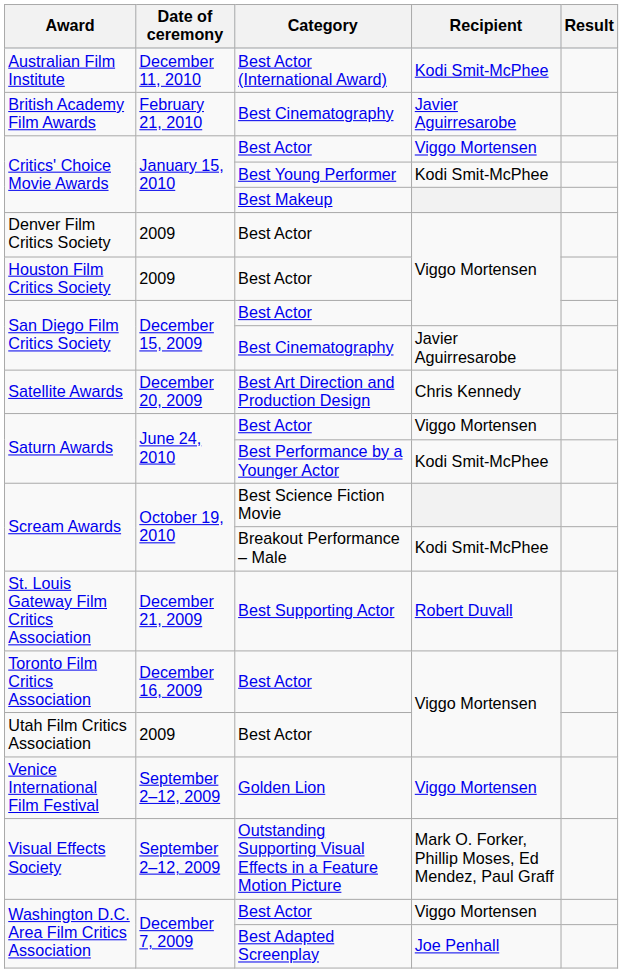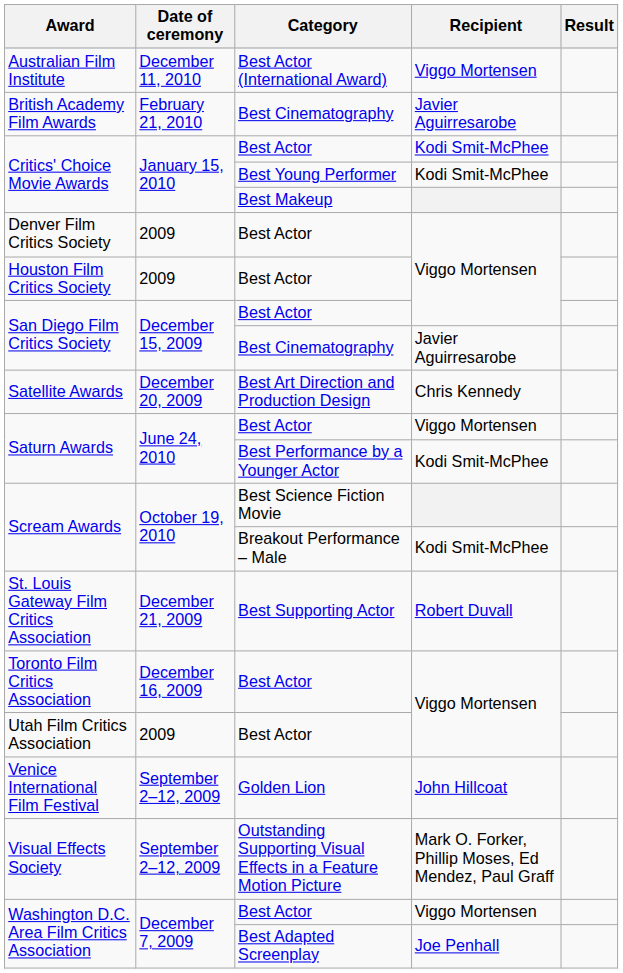(482, 70) Kodi Smit-McPhee -> (476, 70) Viggo Mortensen
(476, 148) Viggo Mortensen -> (482, 148) Kodi Smit-McPhee
(476, 787) Viggo Mortensen -> (461, 787) John Hillcoat
